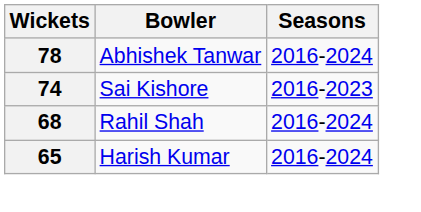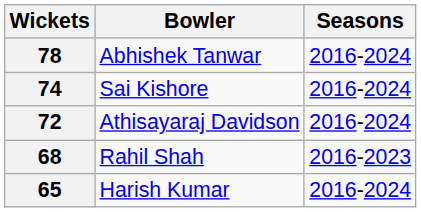(322, 88) 2016-2023 -> (360, 88) 2016-2024
+ row: (50, 122)
(322, 122) 2016-2024 -> (360, 156) 2016-2023
